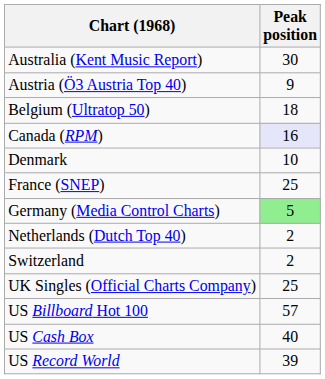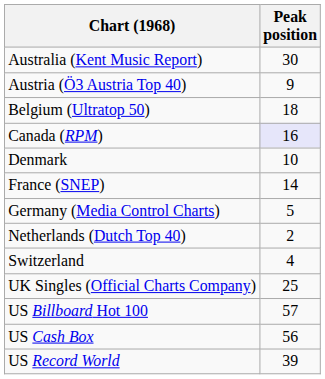(290, 185) 25 -> (290, 185) 14
(290, 210) lightgreen background -> (290, 210) no background
(290, 260) 2 -> (290, 260) 4
(290, 336) 40 -> (290, 336) 56
